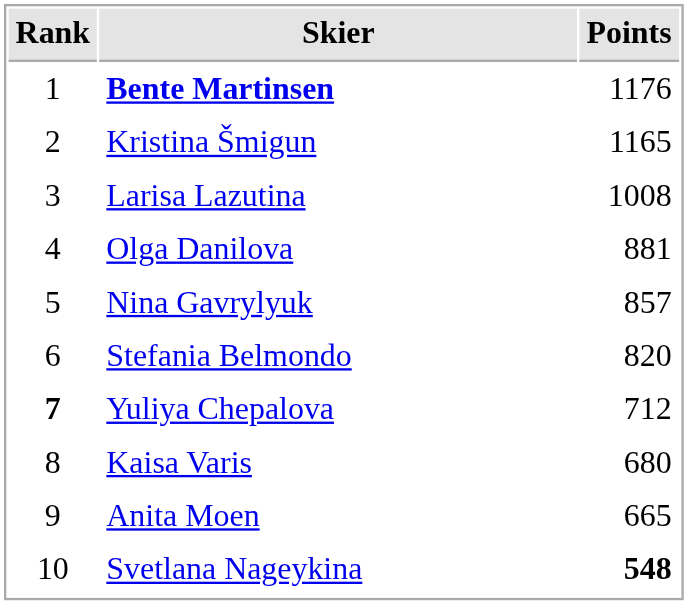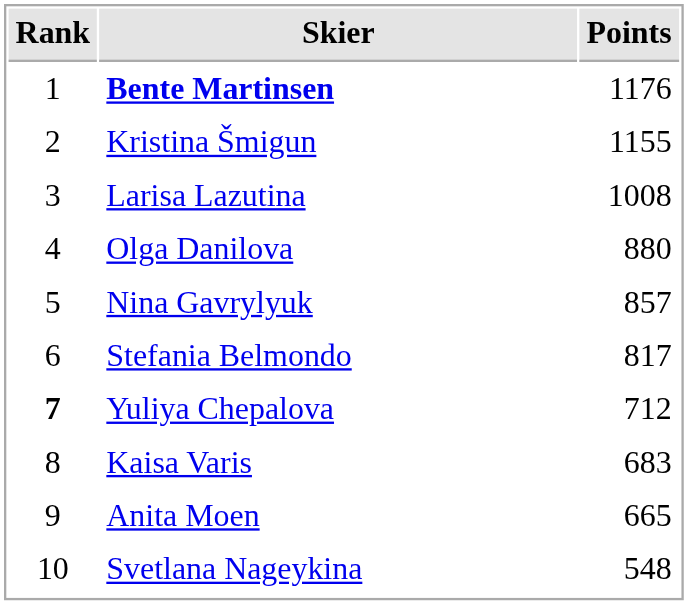(640, 142) 1165 -> (640, 142) 1155
(648, 249) 881 -> (648, 249) 880
(648, 355) 820 -> (648, 355) 817
(648, 462) 680 -> (648, 462) 683
(648, 569) bold -> (648, 569) normal
